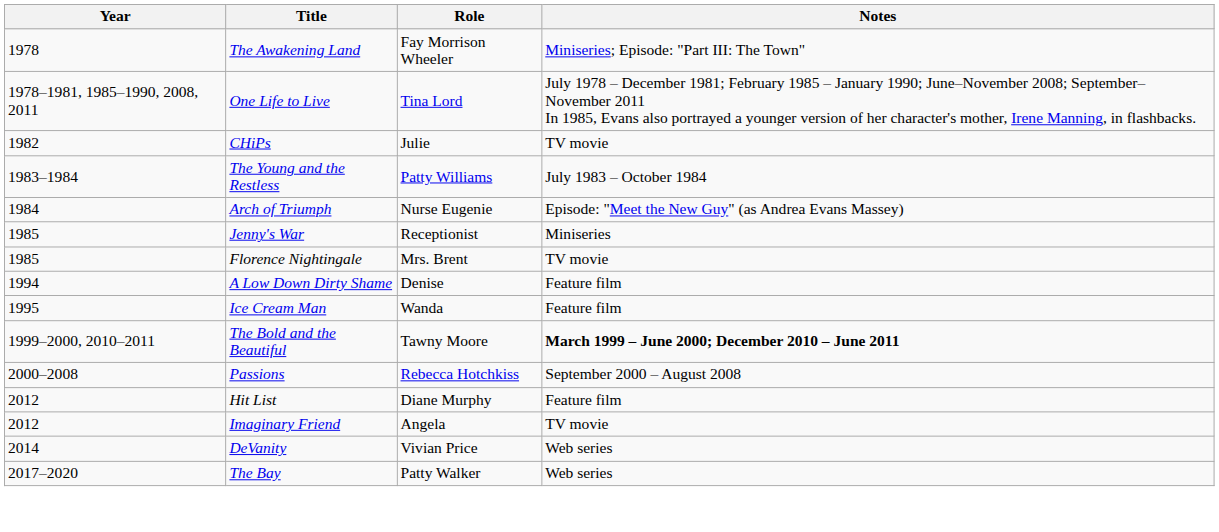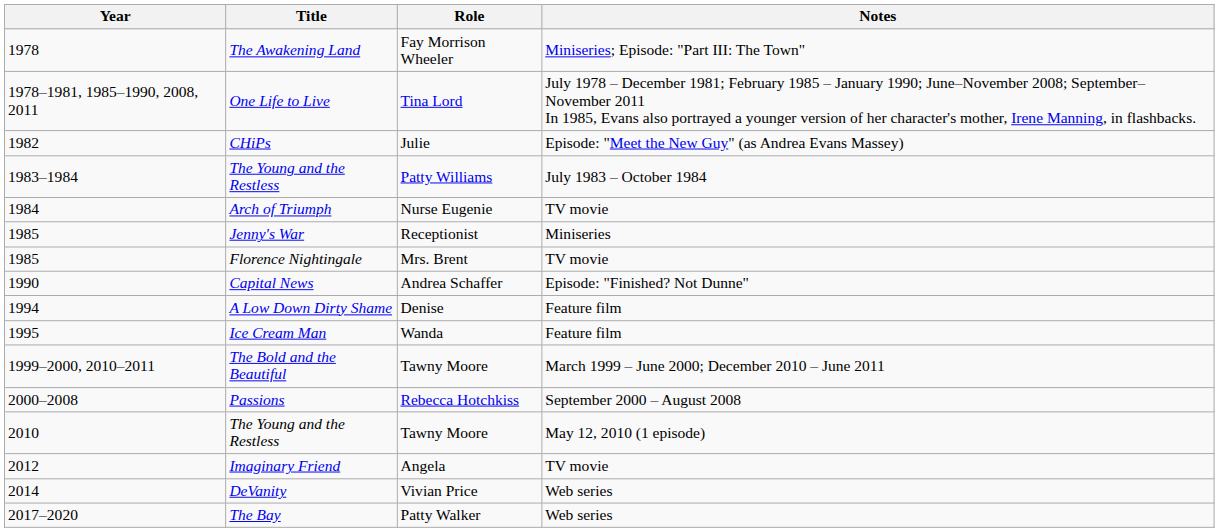(577, 143) TV movie -> (724, 143) Episode: "Meet the New Guy" (as Andrea Evans Massey)
(724, 209) Episode: "Meet the New Guy" (as Andrea Evans Massey) -> (577, 209) TV movie
+ row: (271, 283)
(722, 341) bold -> (715, 366) normal
+ row: (287, 432)
- row: (253, 399)
